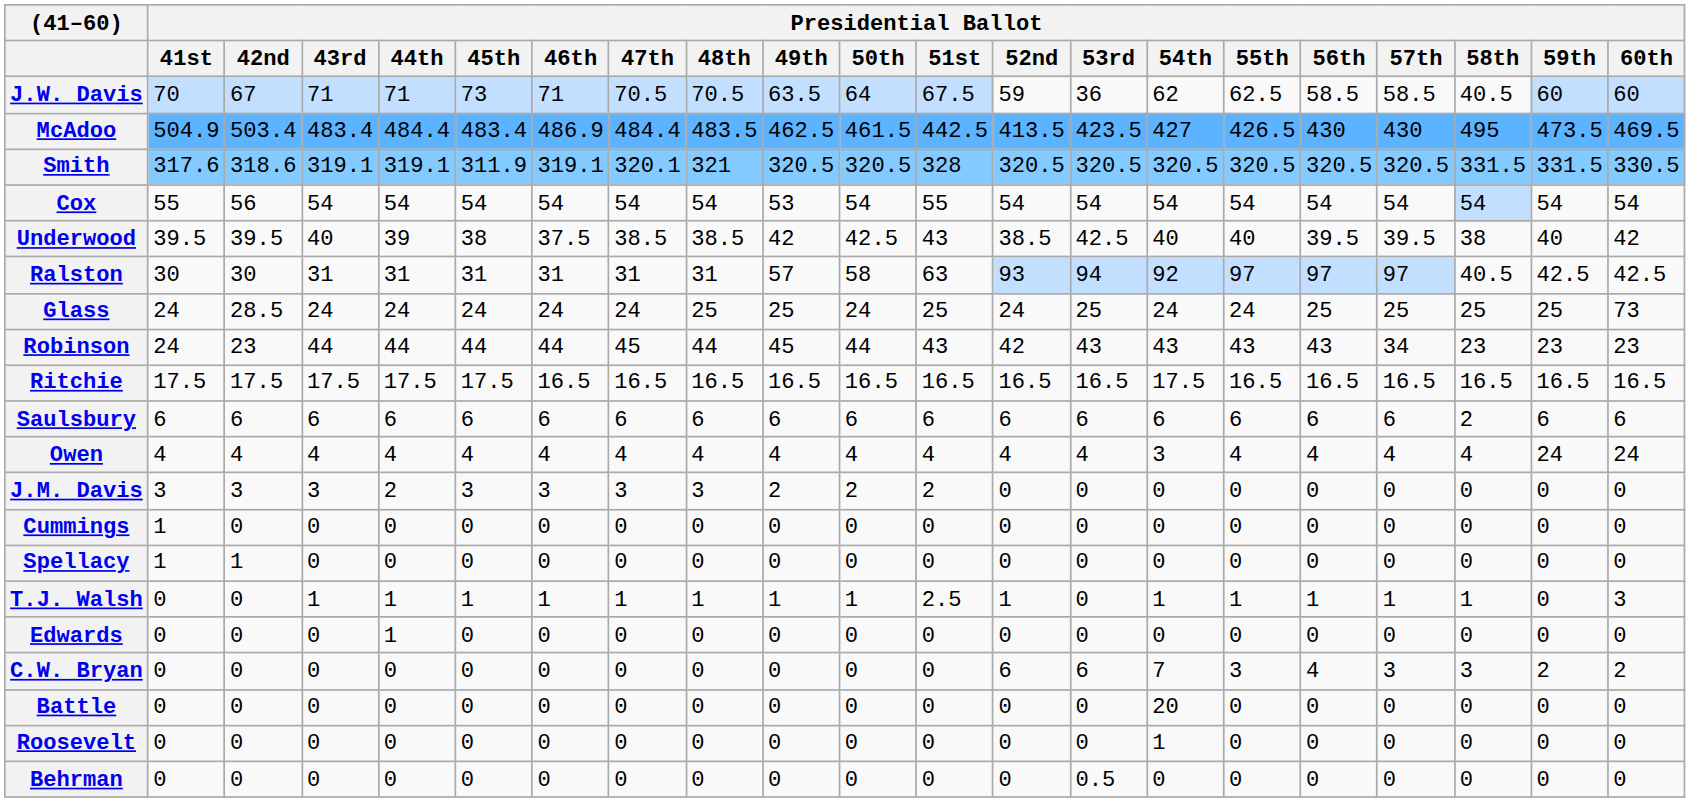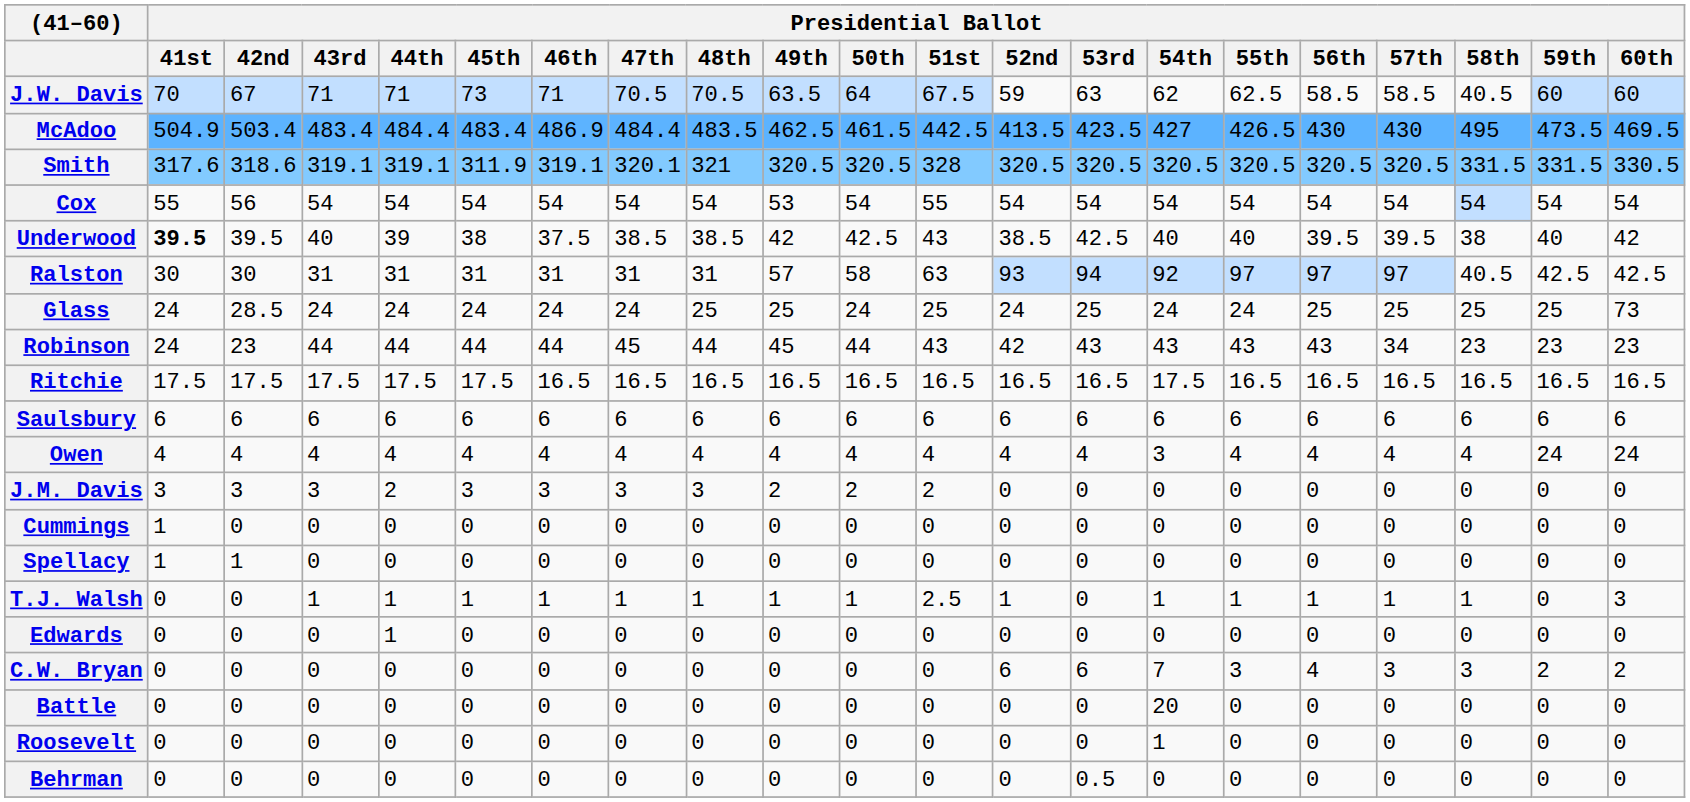(1089, 95) 36 -> (1089, 95) 63
(180, 239) normal -> (180, 239) bold
(1466, 419) 2 -> (1466, 419) 6
